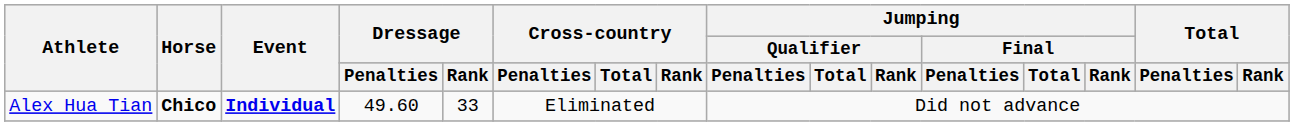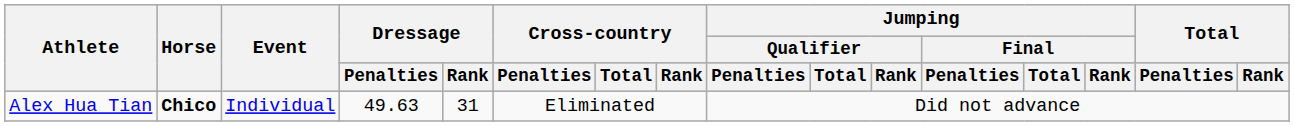(280, 106) bold -> (280, 106) normal
(391, 106) 49.60 -> (391, 106) 49.63
(468, 106) 33 -> (468, 106) 31
